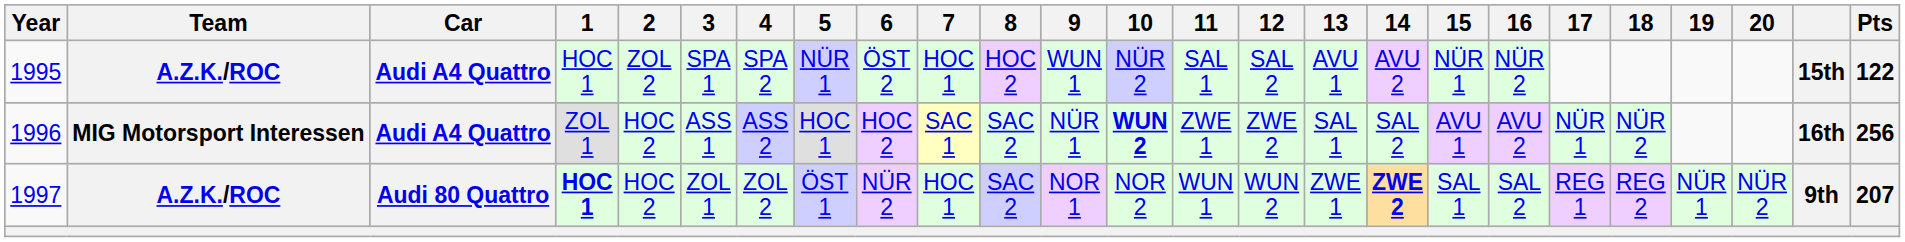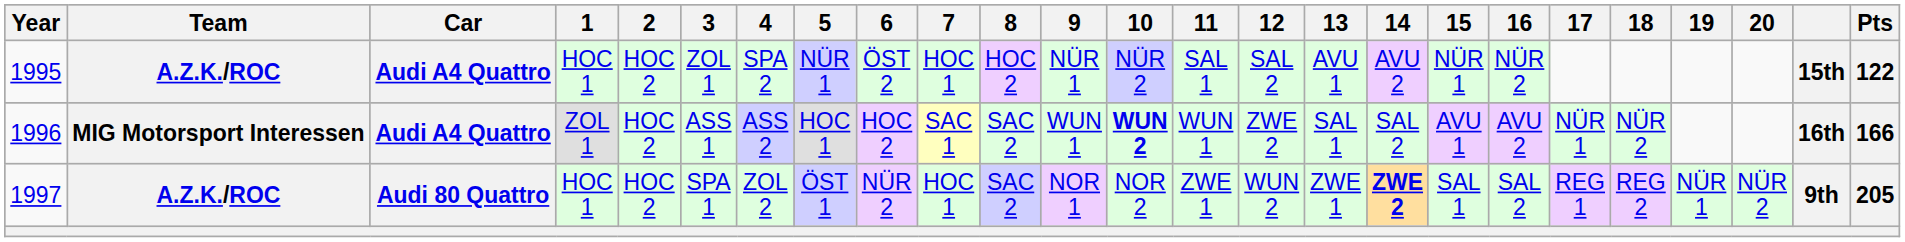(649, 71) ZOL 2 -> (649, 71) HOC 2
(709, 71) SPA 1 -> (709, 71) ZOL 1
(1074, 71) WUN 1 -> (1074, 71) NÜR 1
(1074, 133) NÜR 1 -> (1074, 133) WUN 1
(1206, 133) ZWE 1 -> (1206, 133) WUN 1
(1875, 133) 256 -> (1875, 133) 166
(587, 195) bold -> (587, 195) normal
(709, 195) ZOL 1 -> (709, 195) SPA 1
(1206, 195) WUN 1 -> (1206, 195) ZWE 1
(1875, 195) 207 -> (1875, 195) 205
